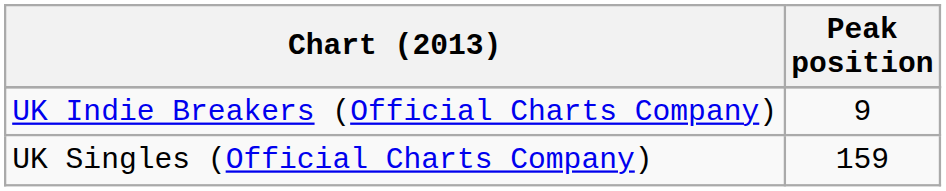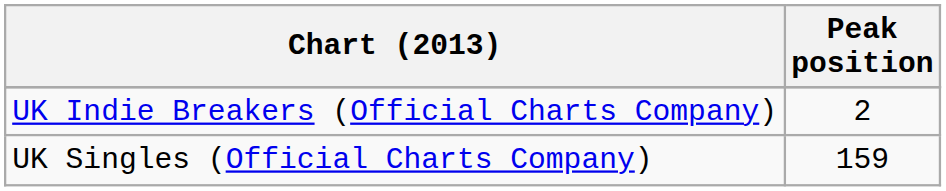(862, 112) 9 -> (862, 112) 2
